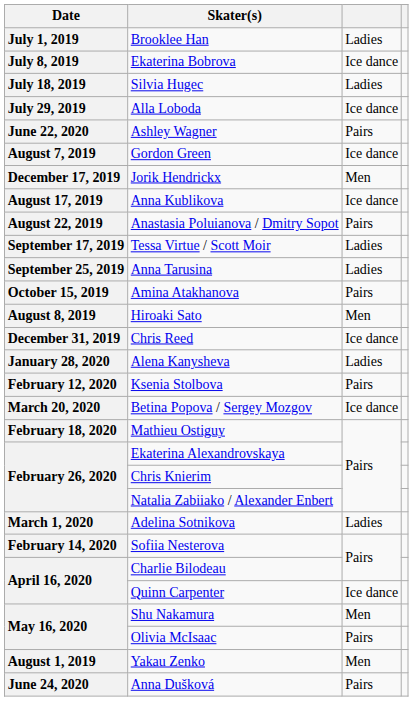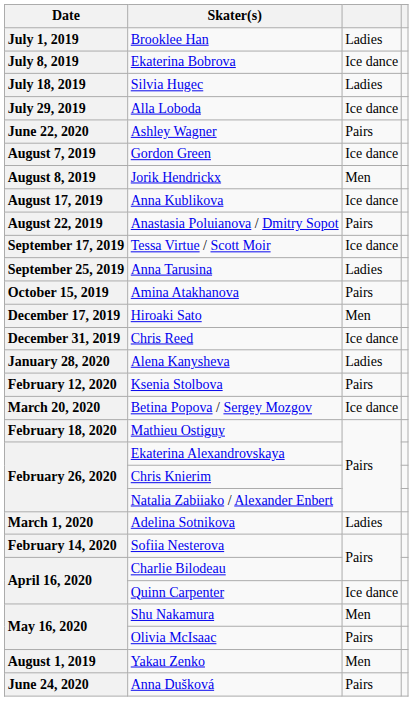(64, 177) December 17, 2019 -> (52, 177) August 8, 2019
(364, 246) Ladies -> (372, 246) Ice dance
(52, 315) August 8, 2019 -> (64, 315) December 17, 2019
